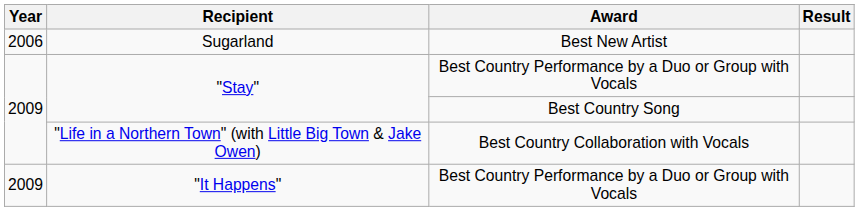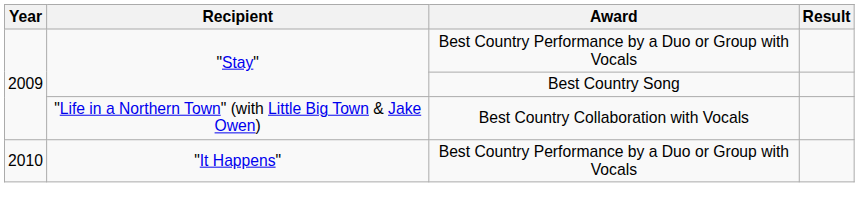- row: (238, 41)
(26, 185) 2009 -> (26, 160) 2010
